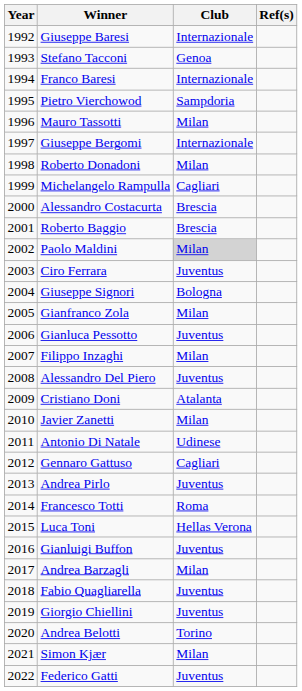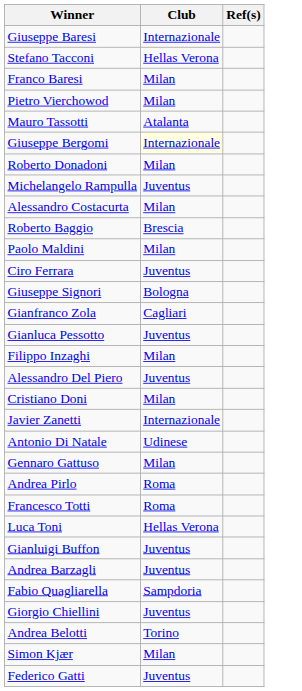- column: (21, 15)
(194, 57) Genoa -> (181, 57) Hellas Verona
(215, 79) Internazionale -> (159, 79) Milan
(205, 100) Sampdoria -> (159, 100) Milan
(192, 121) Milan -> (166, 121) Atalanta
(215, 143) no background -> (182, 143) lightyellow background
(198, 185) Cagliari -> (167, 185) Juventus
(196, 206) Brescia -> (159, 206) Milan
(192, 249) lightgrey background -> (159, 249) no background
(192, 313) Milan -> (165, 313) Cagliari
(199, 398) Atalanta -> (159, 398) Milan
(192, 420) Milan -> (182, 420) Internazionale
(198, 462) Cagliari -> (159, 462) Milan
(200, 484) Juventus -> (159, 484) Roma
(192, 569) Milan -> (167, 569) Juventus
(200, 590) Juventus -> (172, 590) Sampdoria
